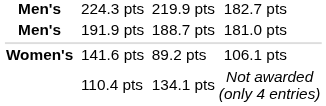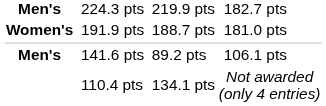(40, 30) Men's -> (40, 30) Women's
(40, 55) Women's -> (40, 55) Men's
